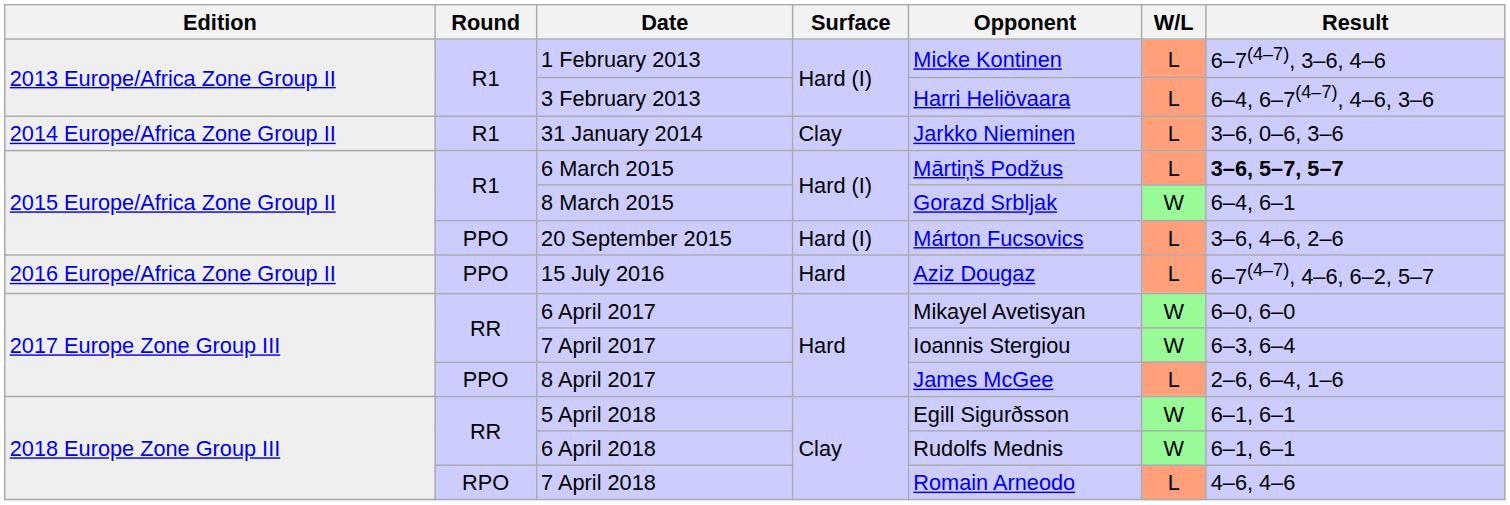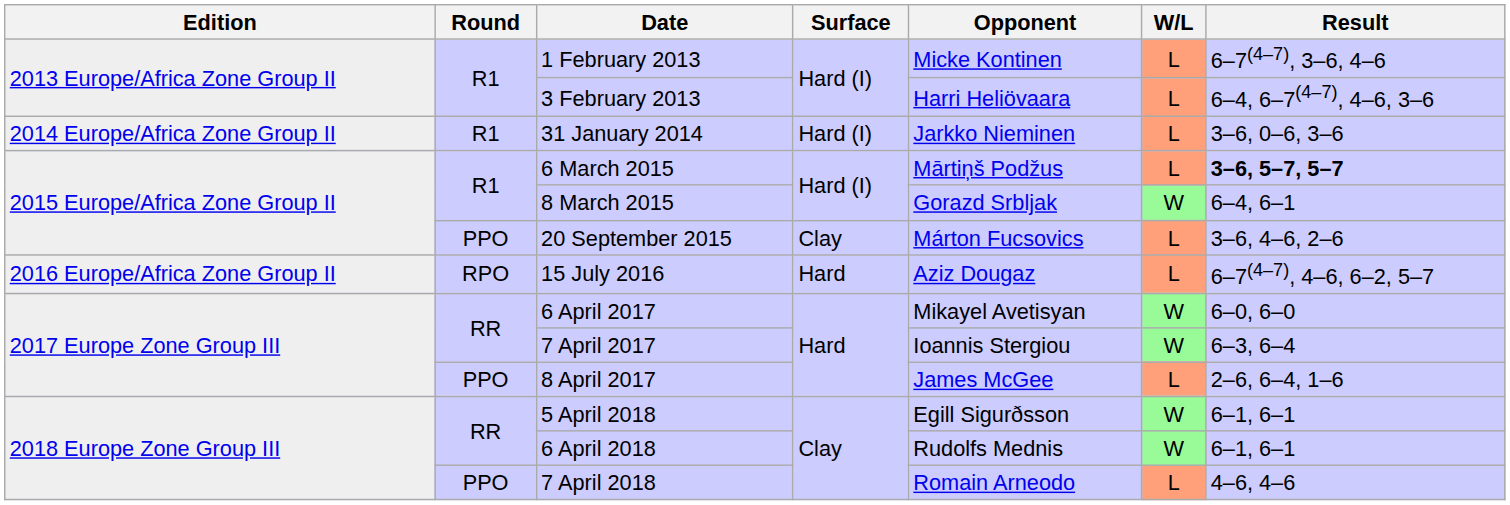(820, 134) Clay -> (835, 134) Hard (I)
(835, 237) Hard (I) -> (820, 237) Clay
(486, 274) PPO -> (486, 274) RPO
(486, 483) RPO -> (486, 483) PPO
